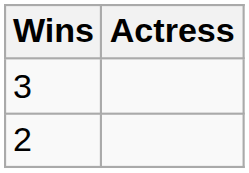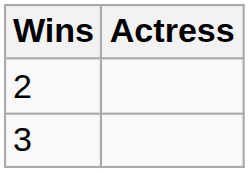rows swapped: (22, 85) <-> (22, 139)
